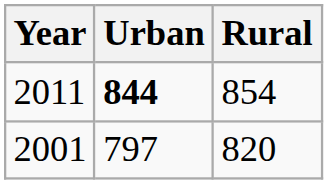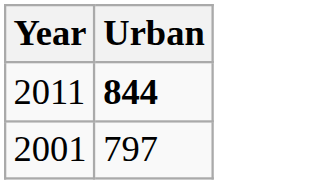- column: (267, 33)
